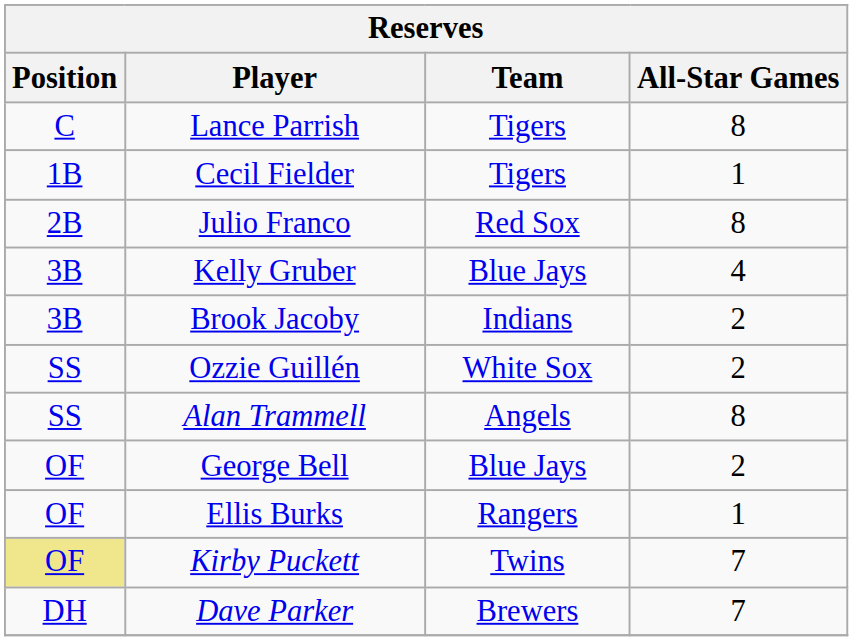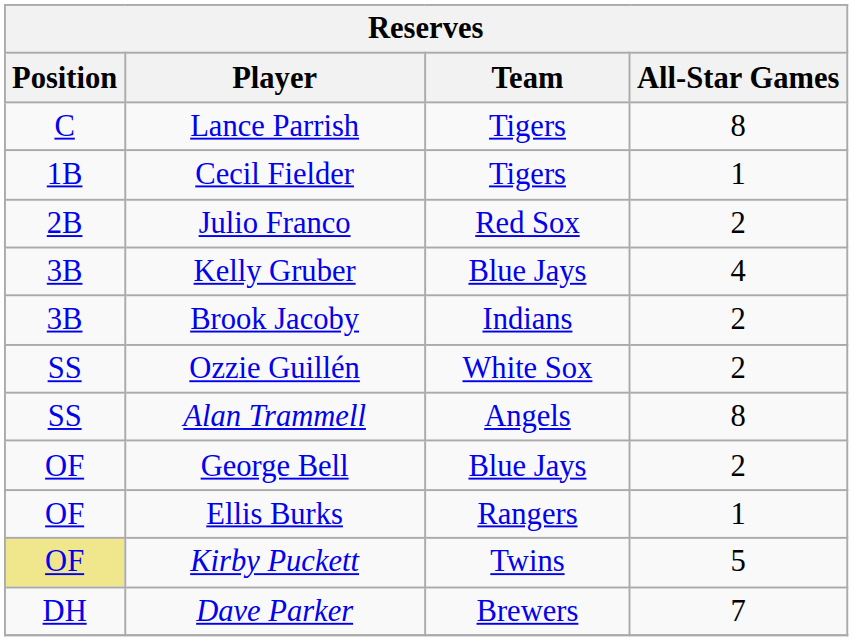(738, 222) 8 -> (738, 222) 2
(738, 561) 7 -> (738, 561) 5
